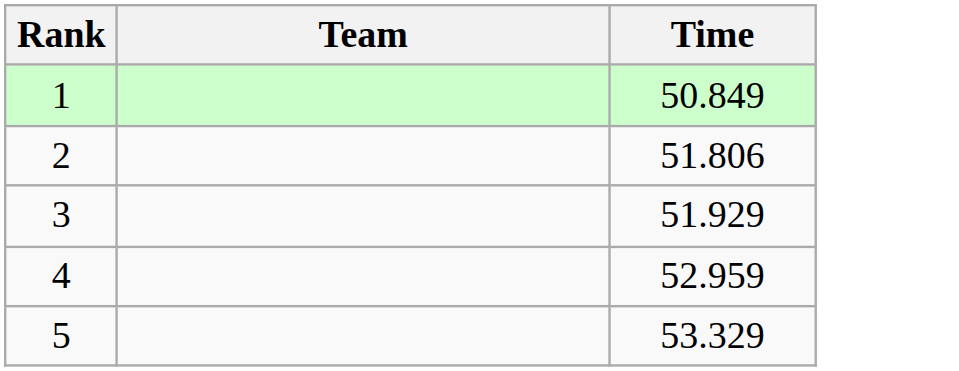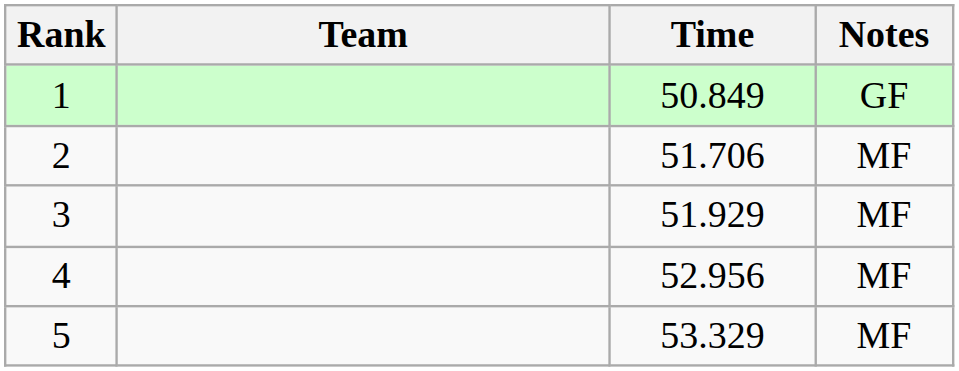+ column: (884, 34)
(712, 154) 51.806 -> (712, 154) 51.706
(712, 275) 52.959 -> (712, 275) 52.956
